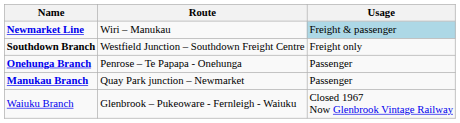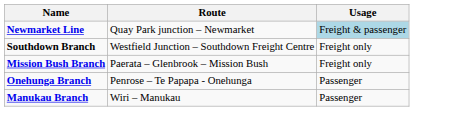(135, 30) Wiri – Manukau -> (182, 30) Quay Park junction – Newmarket
+ row: (56, 64)
(172, 81) Quay Park junction – Newmarket -> (145, 98) Wiri – Manukau
- row: (40, 104)
